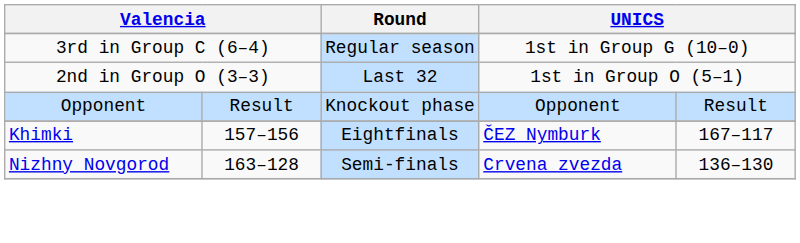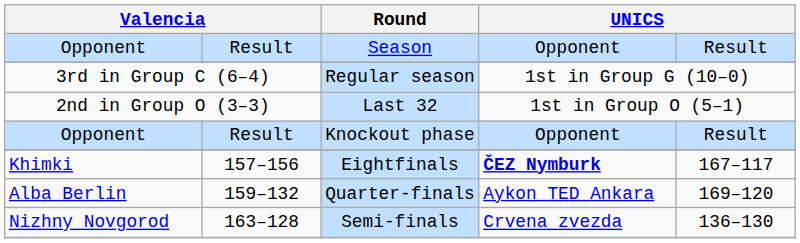+ row: (400, 48)
(542, 135) normal -> (542, 164) bold
+ row: (400, 193)
